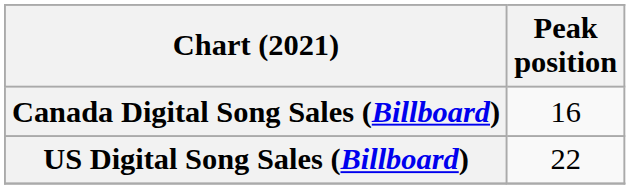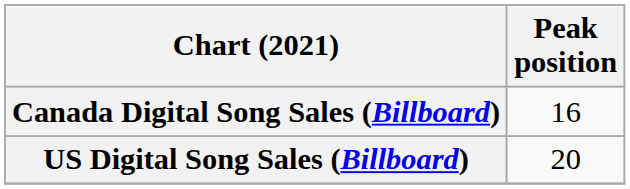(566, 159) 22 -> (566, 159) 20
